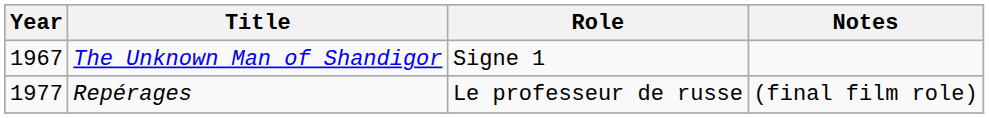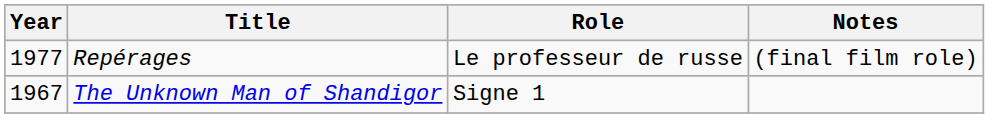rows swapped: (258, 59) <-> (133, 94)
